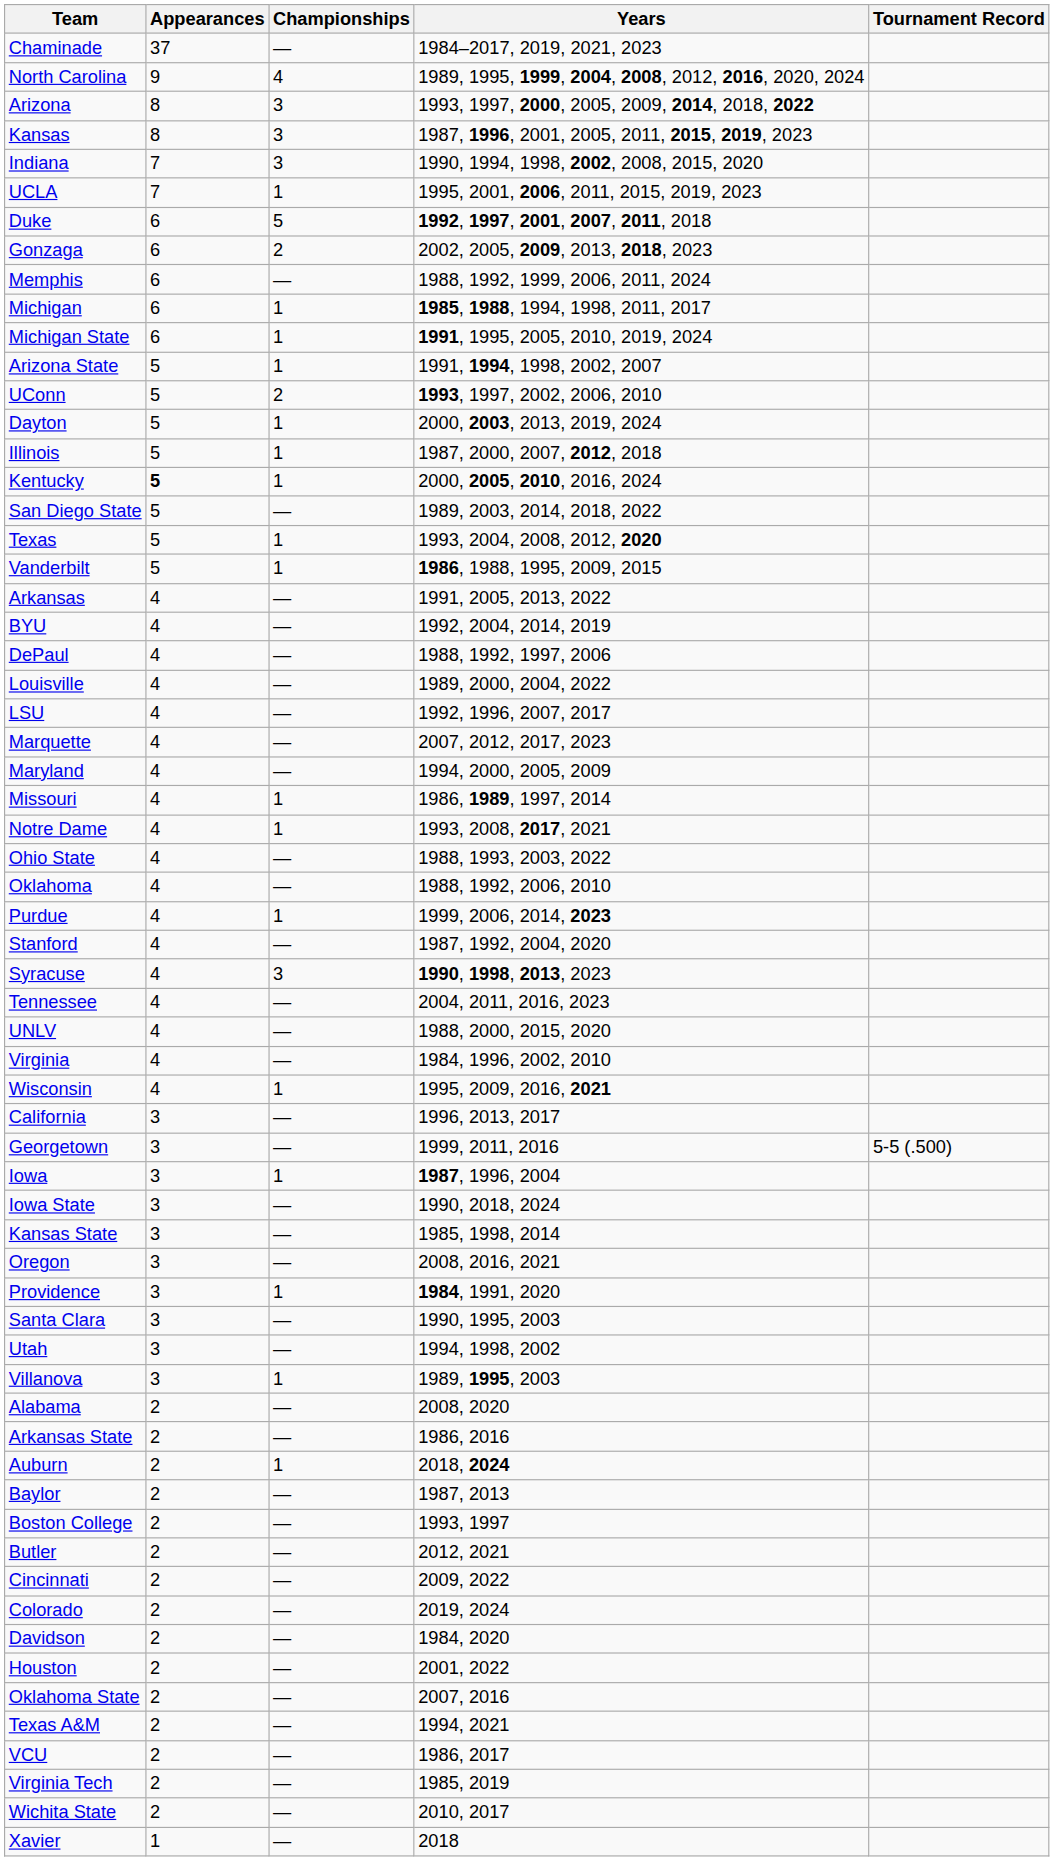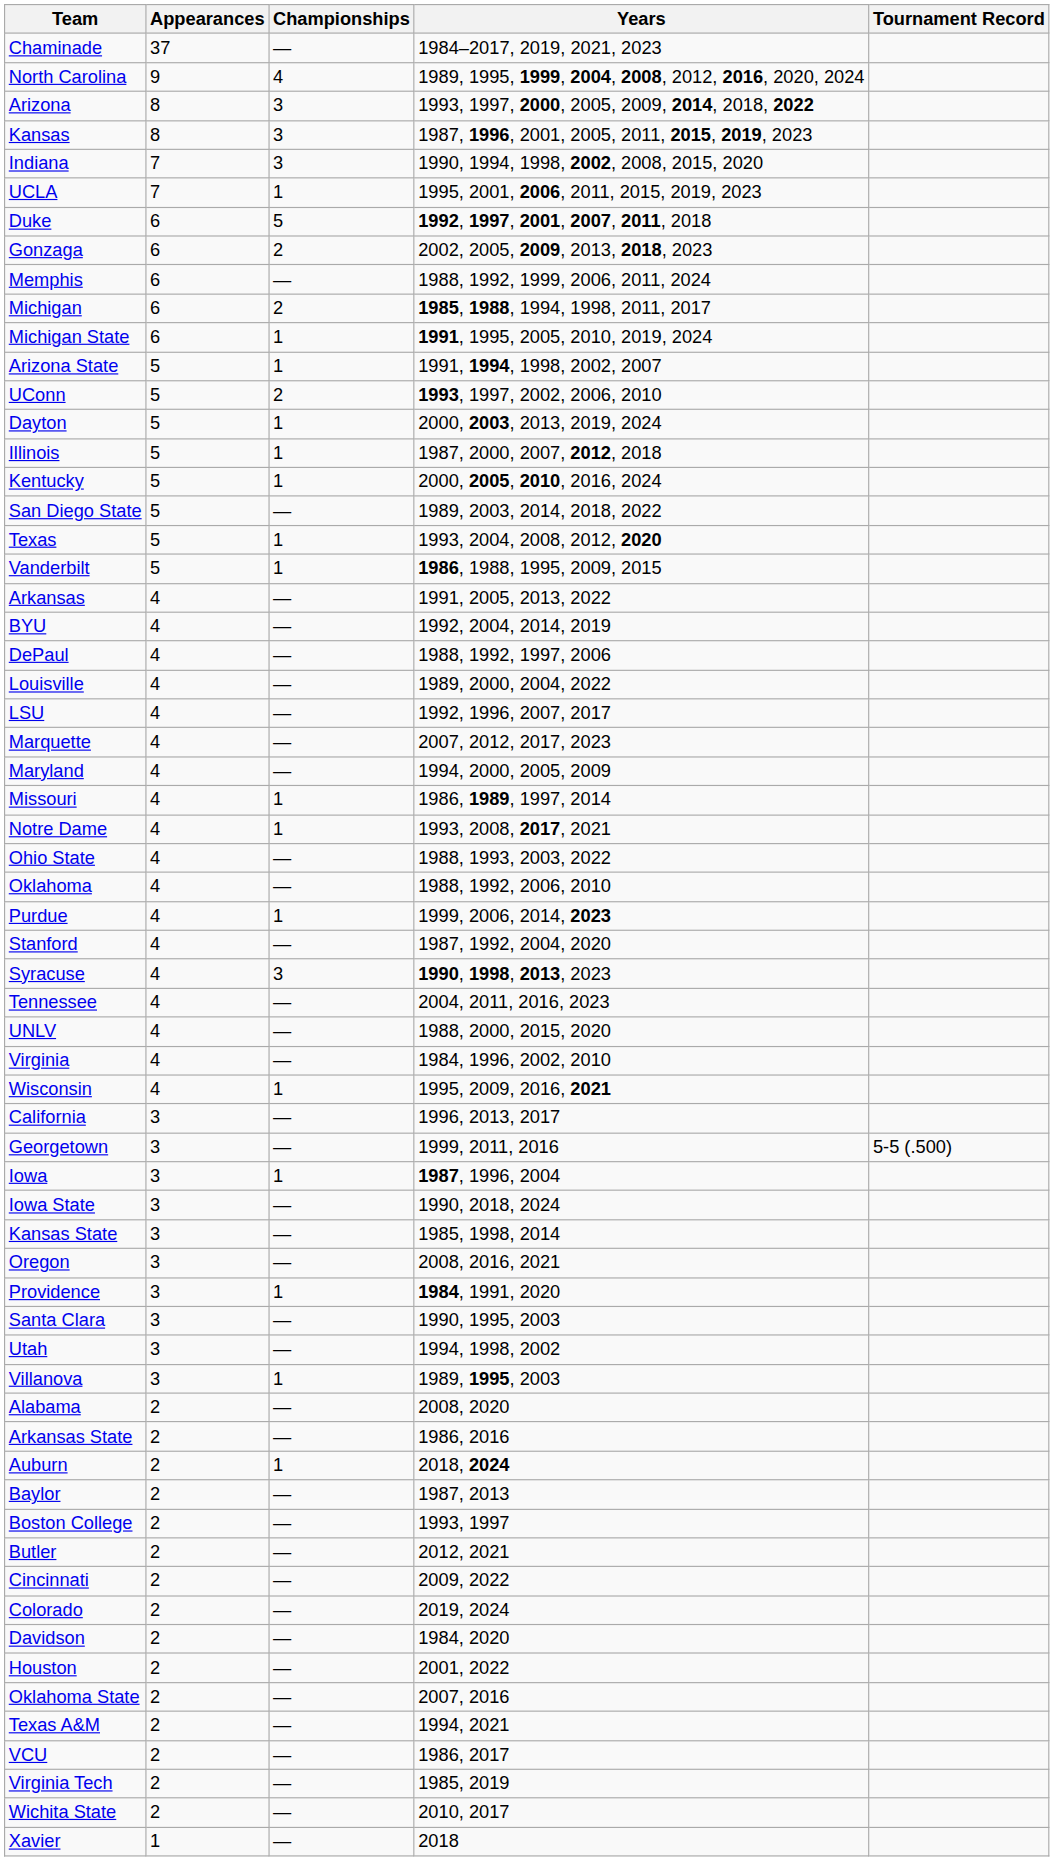(278, 308) 1 -> (278, 308) 2
(155, 481) bold -> (155, 481) normal
